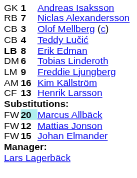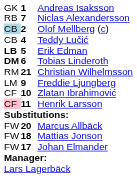(11, 29) no background -> (11, 29) lightblue background
(23, 29) 3 -> (23, 29) 2
(23, 50) 8 -> (23, 50) 5
(12, 61) normal -> (12, 61) bold
+ row: (85, 72)
- row: (67, 82)
+ row: (77, 93)
(10, 93) no background -> (10, 104) pink background
(26, 93) 13 -> (26, 104) 11
(26, 115) paleturquoise background -> (26, 125) no background
(26, 125) 12 -> (26, 136) 18
(26, 136) 15 -> (26, 147) 17
